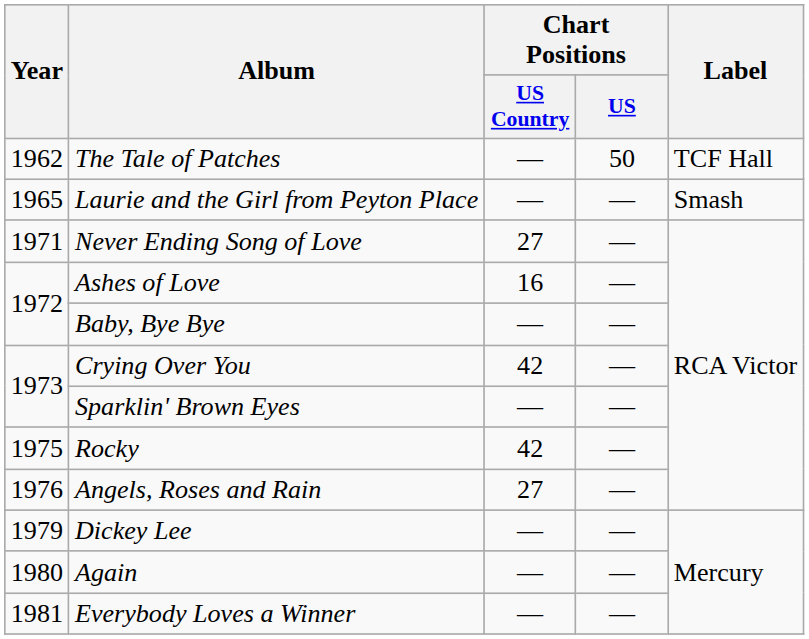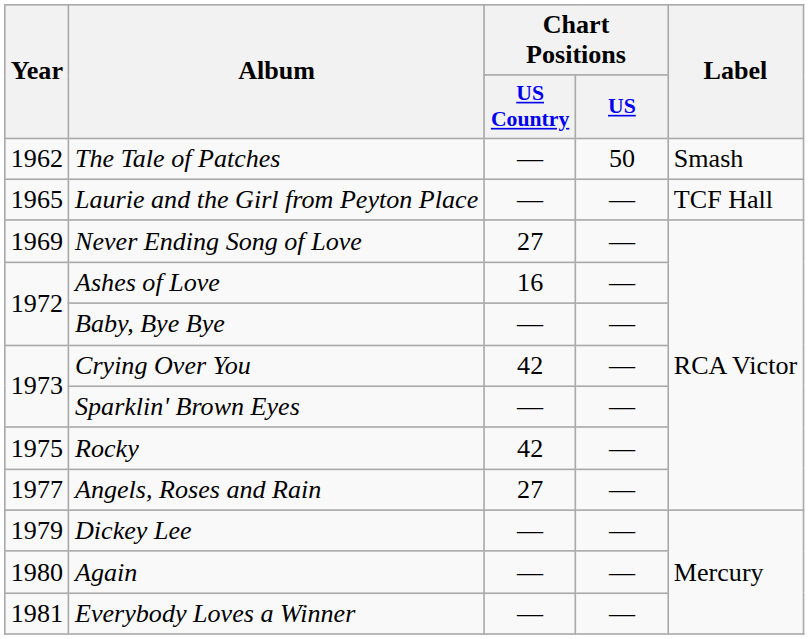(723, 158) TCF Hall -> (709, 158) Smash
(709, 199) Smash -> (723, 199) TCF Hall
(37, 241) 1971 -> (37, 241) 1969
(37, 489) 1976 -> (37, 489) 1977
